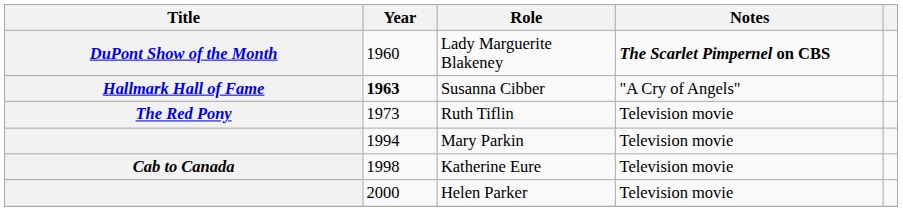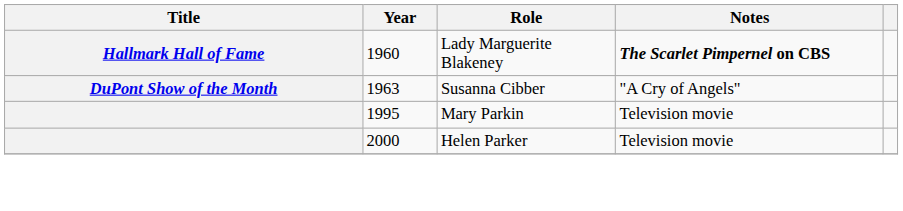(184, 52) DuPont Show of the Month -> (184, 52) Hallmark Hall of Fame
(184, 88) Hallmark Hall of Fame -> (184, 88) DuPont Show of the Month
(383, 88) bold -> (383, 88) normal
- row: (477, 114)
(383, 140) 1994 -> (383, 114) 1995
- row: (491, 166)
